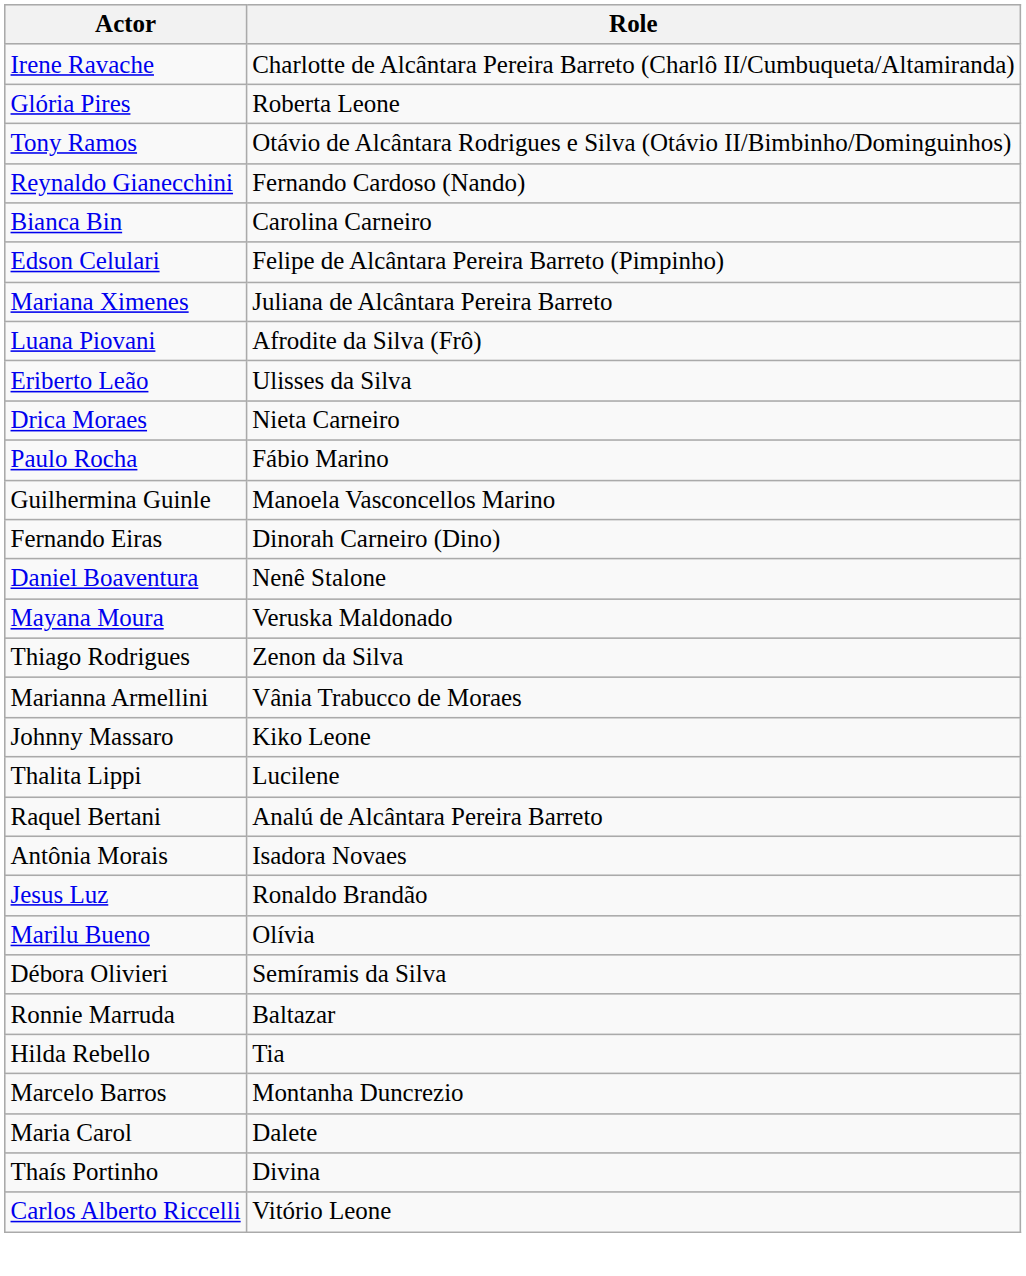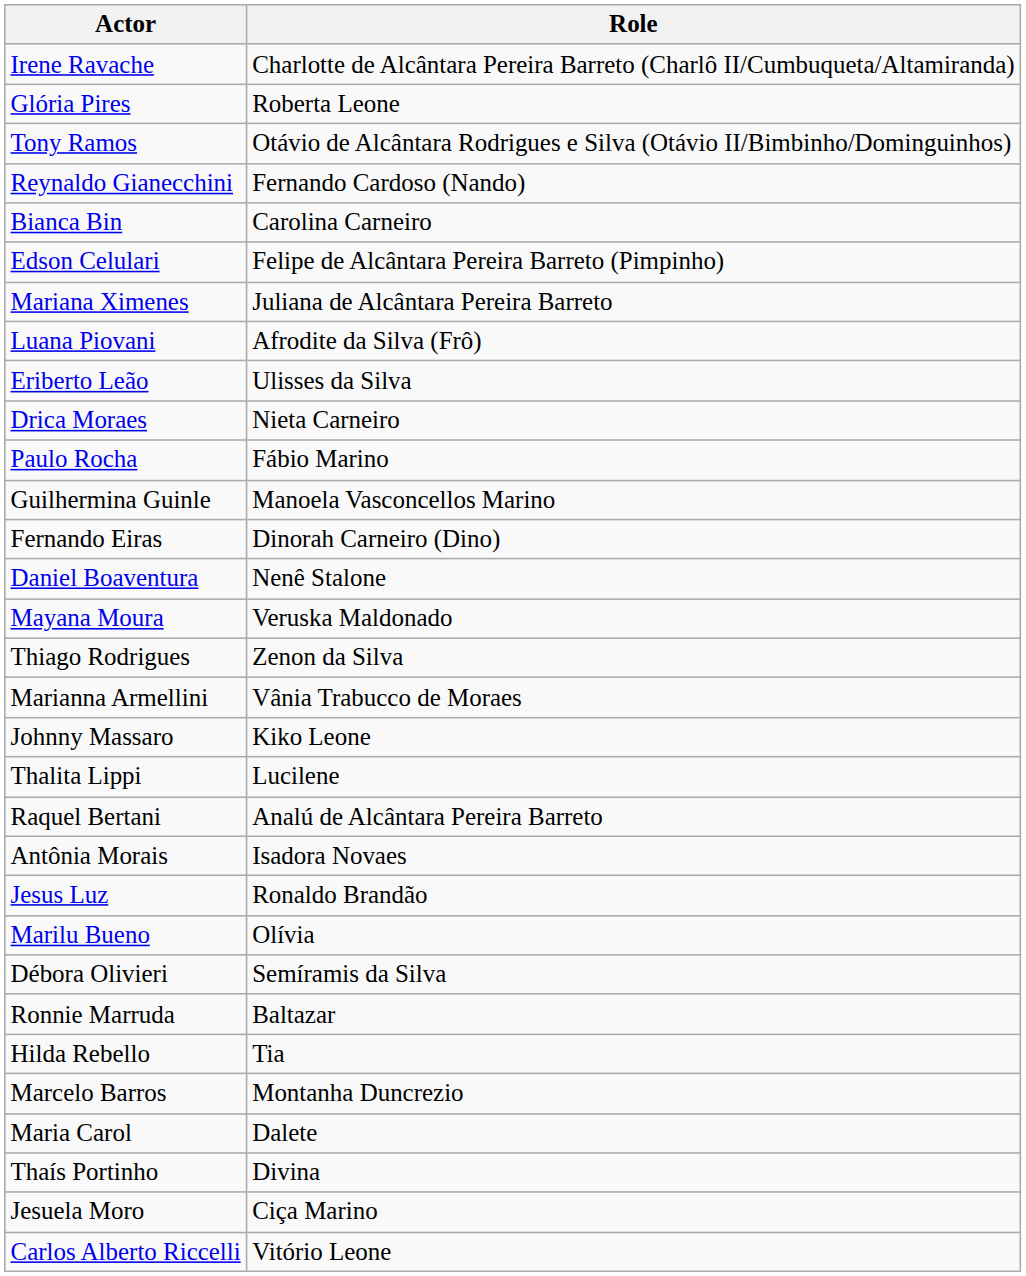+ row: (77, 1211)
